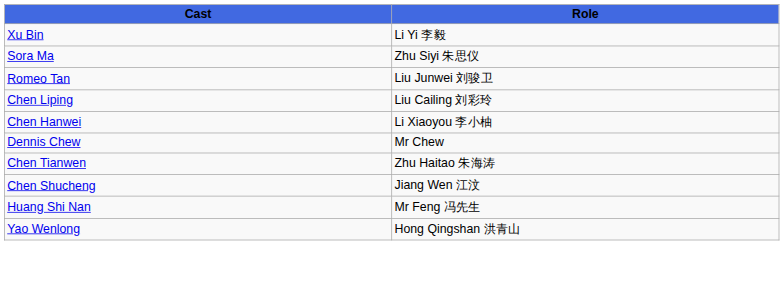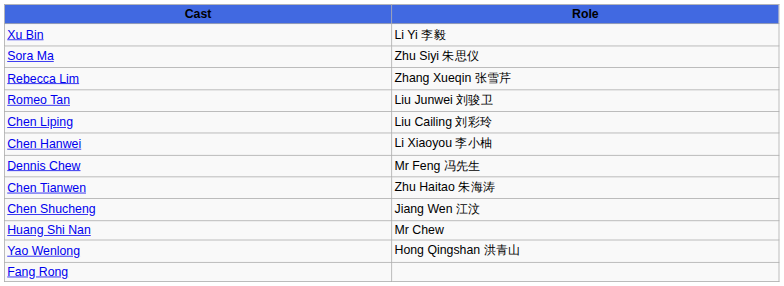+ row: (43, 78)
(419, 143) Mr Chew -> (438, 165) Mr Feng 冯先生
(438, 207) Mr Feng 冯先生 -> (419, 230) Mr Chew
+ row: (38, 271)
